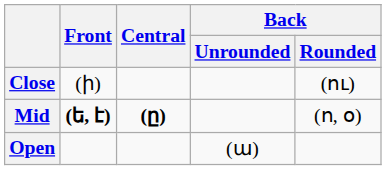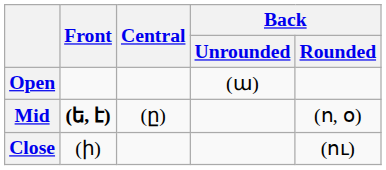rows swapped: (32, 83) <-> (32, 148)
(153, 116) bold -> (153, 116) normal
